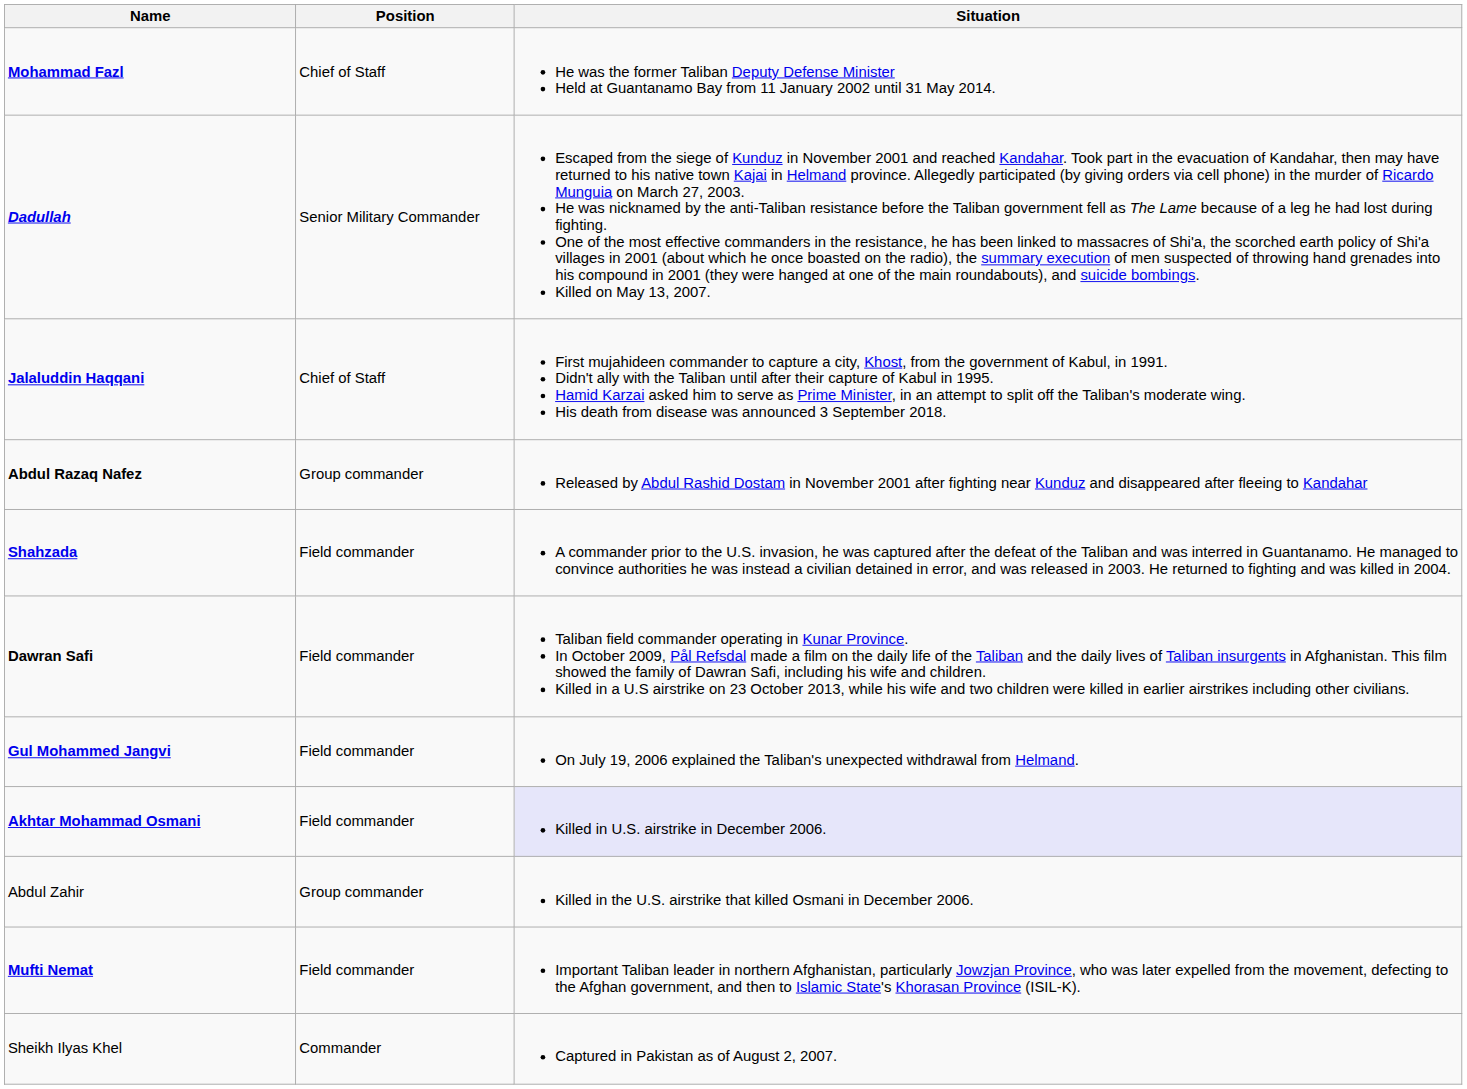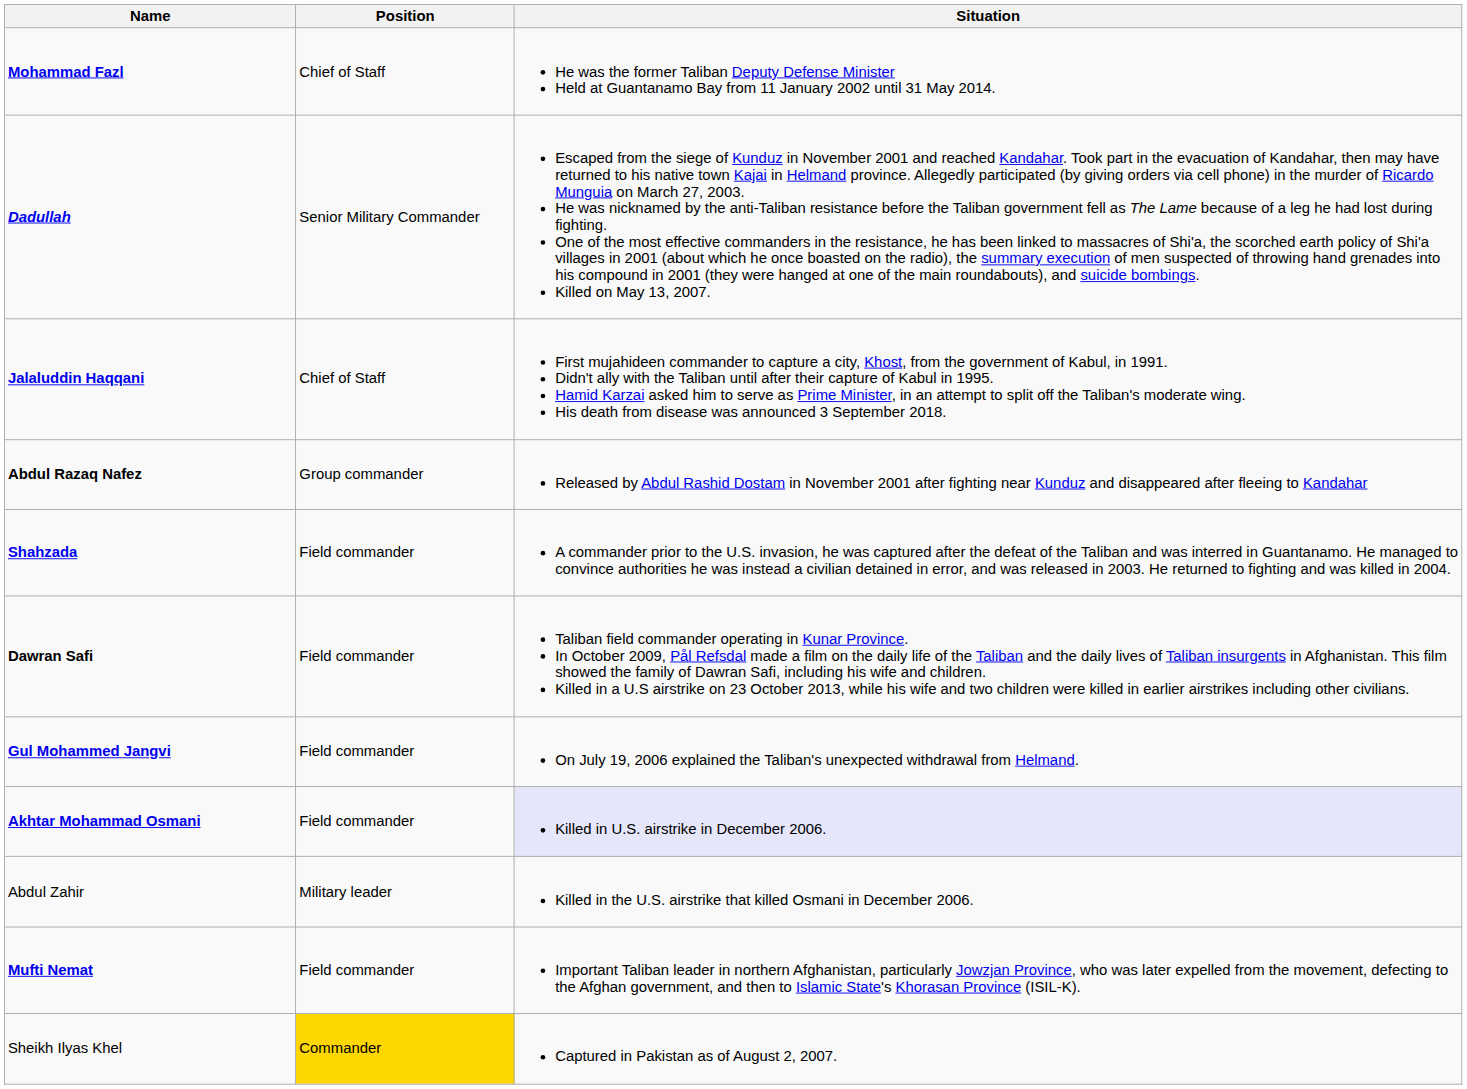(361, 891) Group commander -> (346, 891) Military leader
(340, 1048) no background -> (340, 1048) gold background
